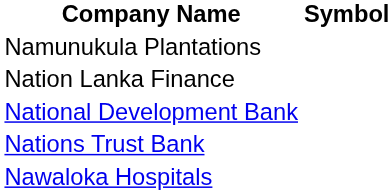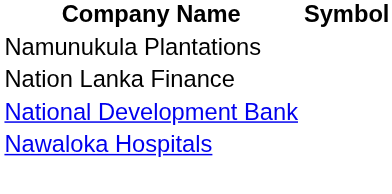- row: (104, 144)
